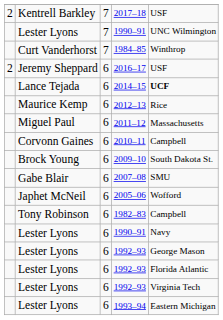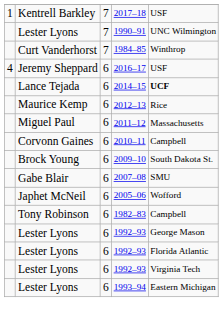(10, 13) 2 -> (10, 13) 1
(10, 68) 2 -> (10, 68) 4
- row: (106, 232)
